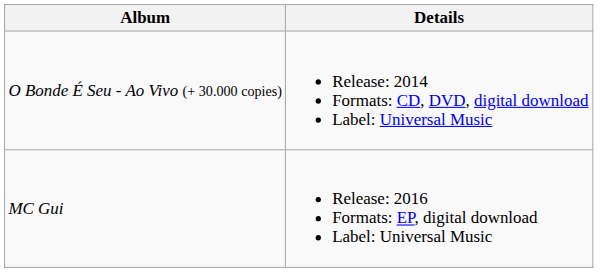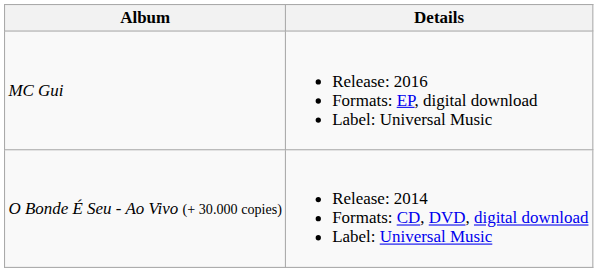rows swapped: (145, 90) <-> (36, 208)
